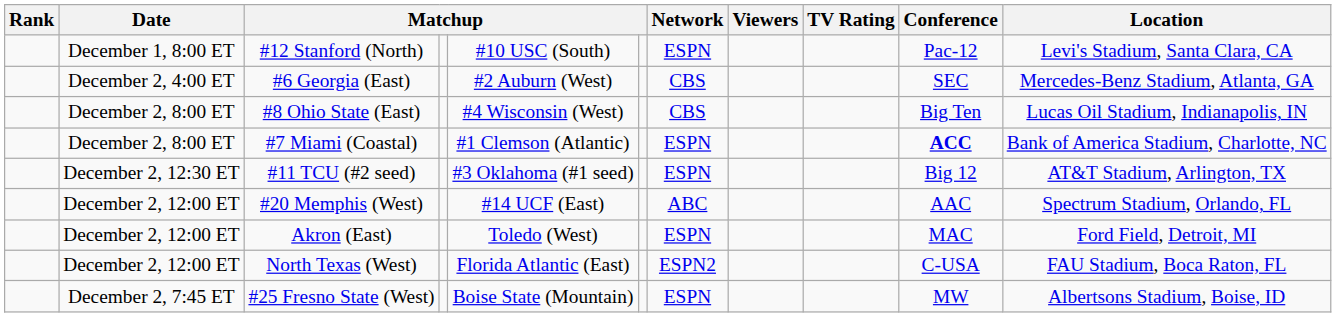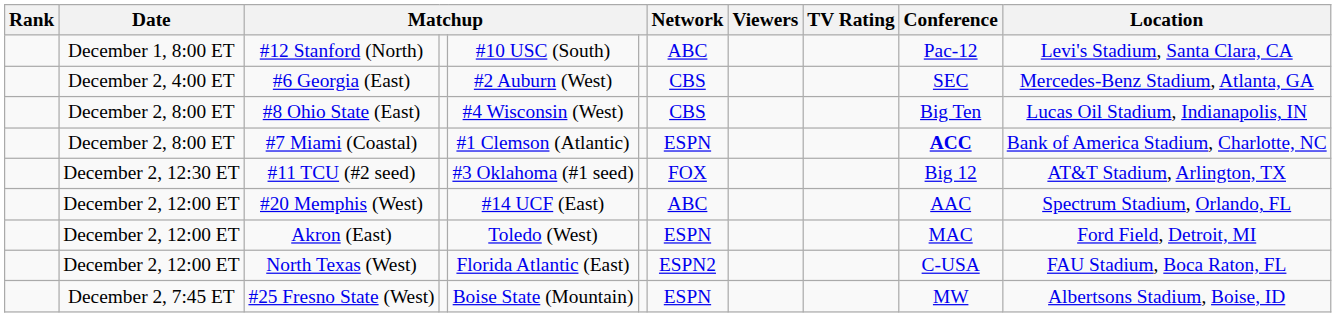(687, 50) ESPN -> (687, 50) ABC
(687, 173) ESPN -> (687, 173) FOX
